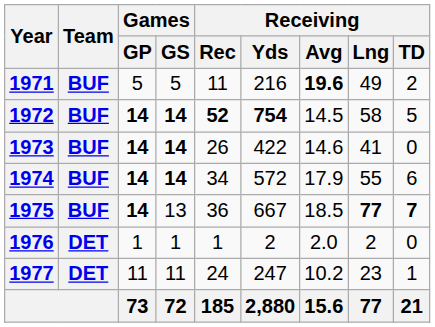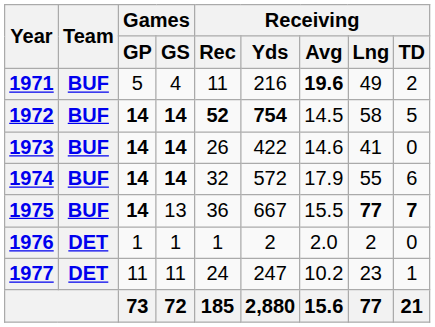(176, 83) 5 -> (176, 83) 4
(218, 178) 34 -> (218, 178) 32
(324, 210) 18.5 -> (324, 210) 15.5
